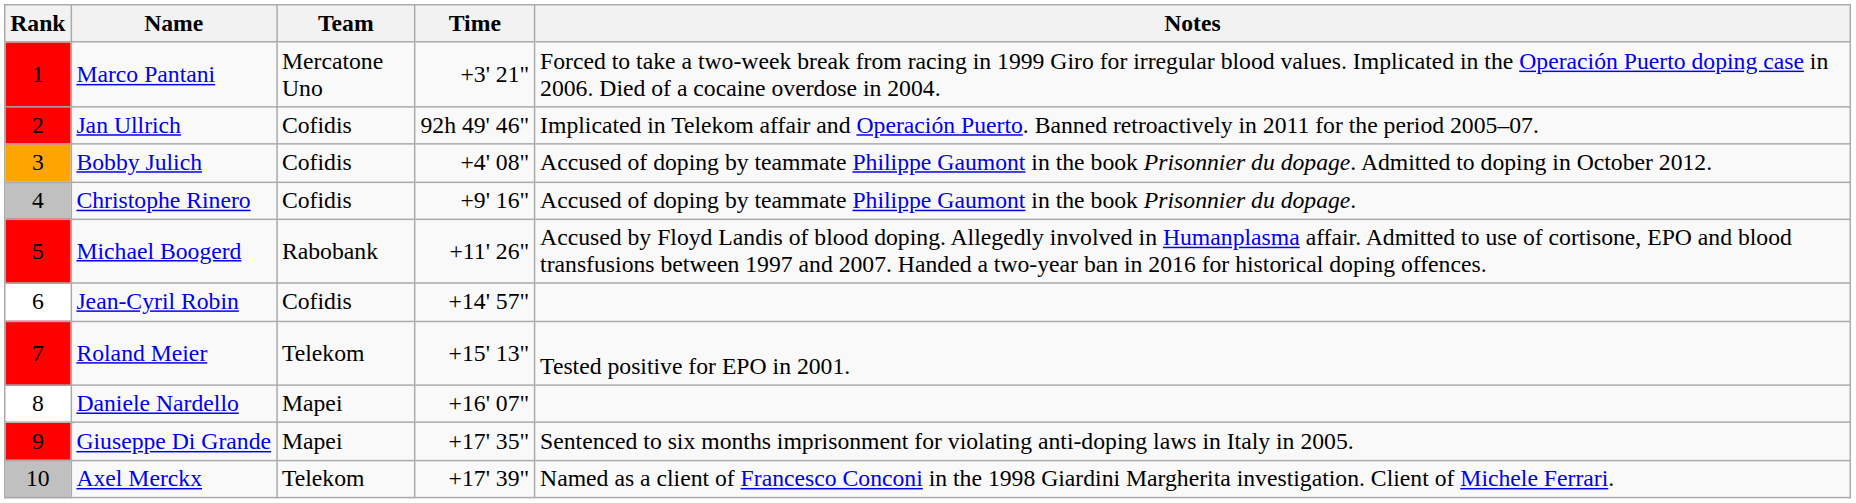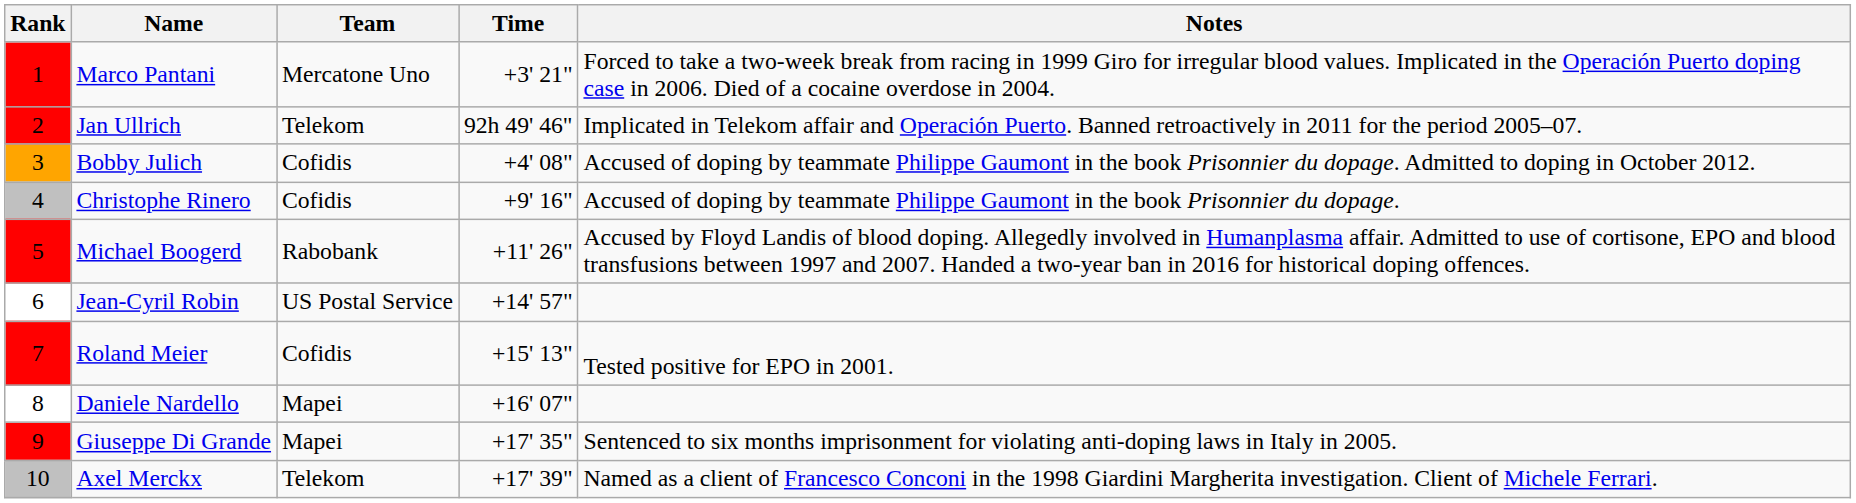(317, 125) Cofidis -> (323, 125) Telekom
(317, 301) Cofidis -> (367, 301) US Postal Service
(323, 352) Telekom -> (317, 352) Cofidis
